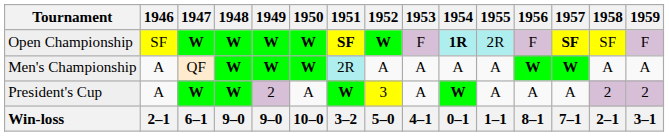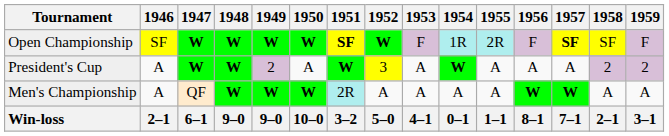(458, 42) bold -> (458, 42) normal
rows swapped: (72, 68) <-> (55, 93)
